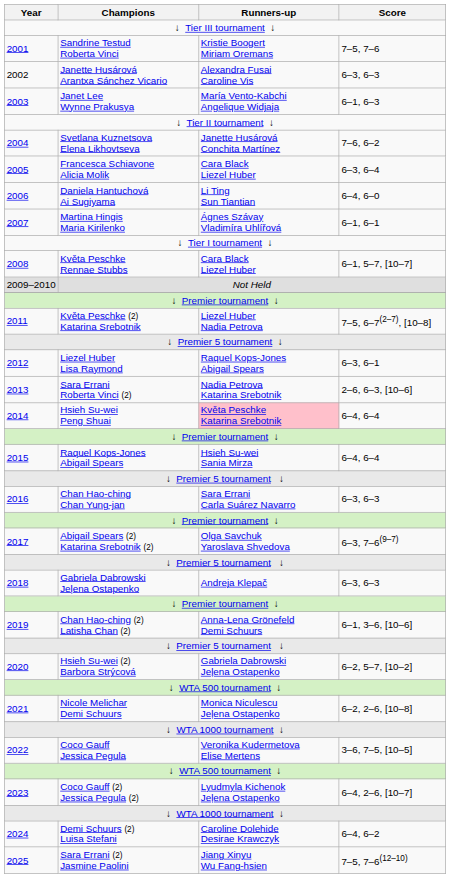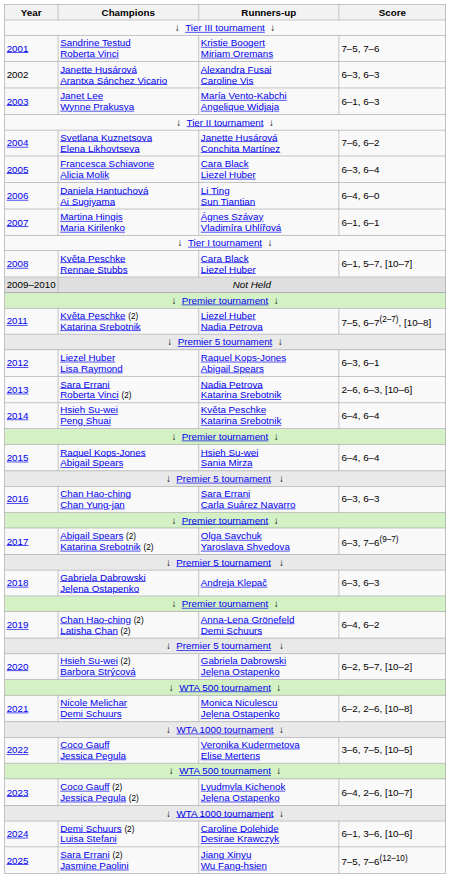(241, 416) pink background -> (241, 416) no background
(377, 625) 6–1, 3–6, [10–6] -> (360, 625) 6–4, 6–2
(360, 834) 6–4, 6–2 -> (377, 834) 6–1, 3–6, [10–6]
